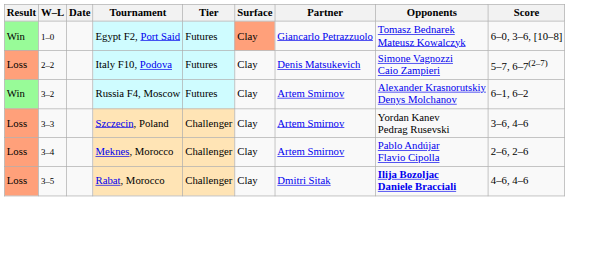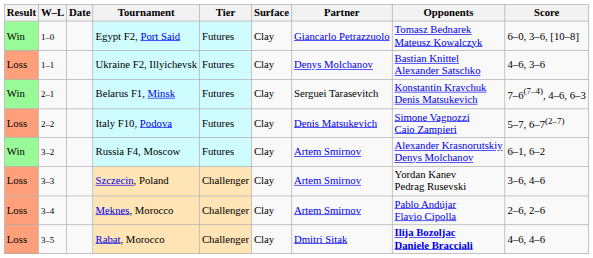(247, 36) lightsalmon background -> (264, 36) no background
+ row: (146, 65)
+ row: (135, 94)
